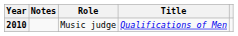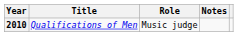columns swapped: (174, 11) <-> (43, 11)
